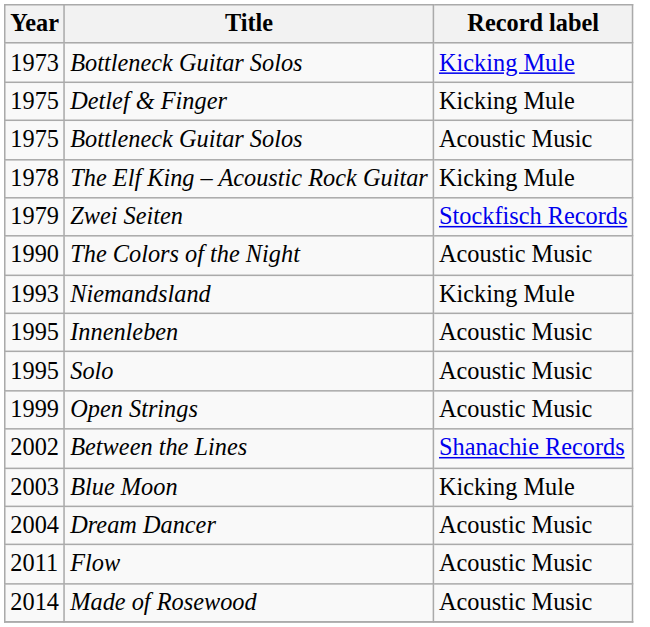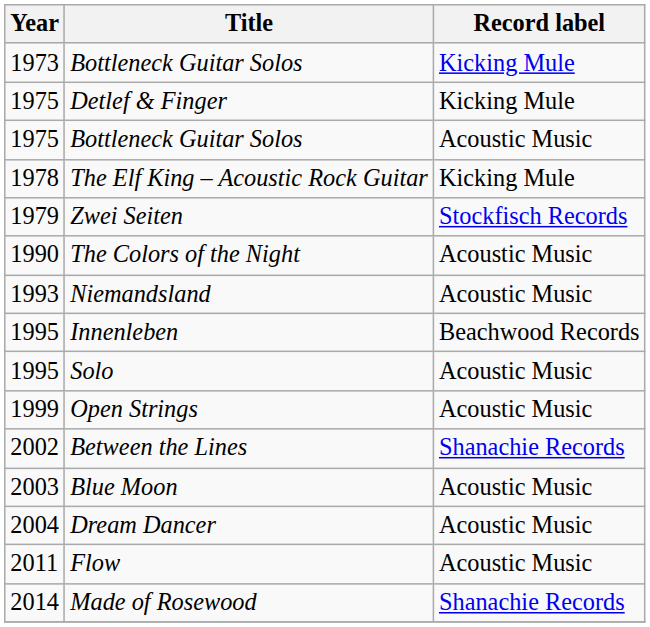(507, 293) Kicking Mule -> (516, 293) Acoustic Music
(516, 332) Acoustic Music -> (539, 332) Beachwood Records
(507, 486) Kicking Mule -> (516, 486) Acoustic Music
(516, 602) Acoustic Music -> (532, 602) Shanachie Records
